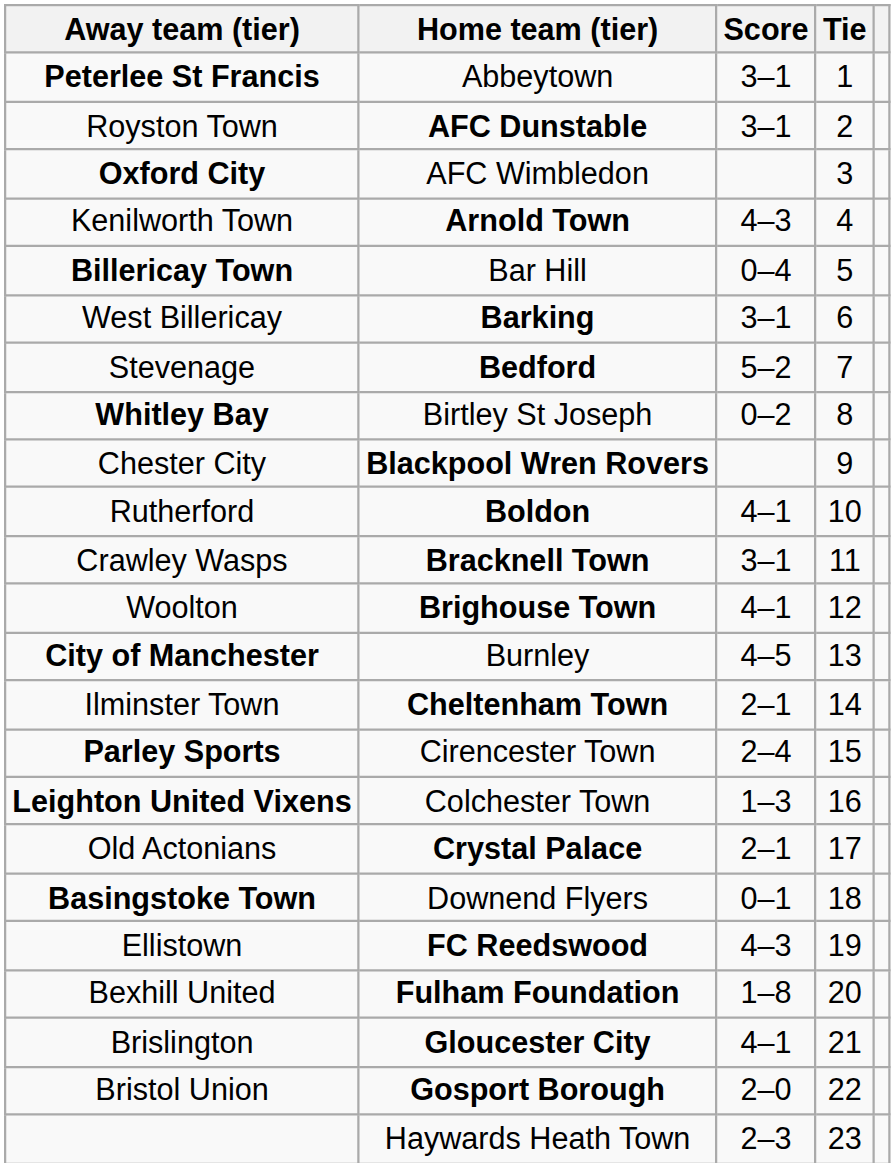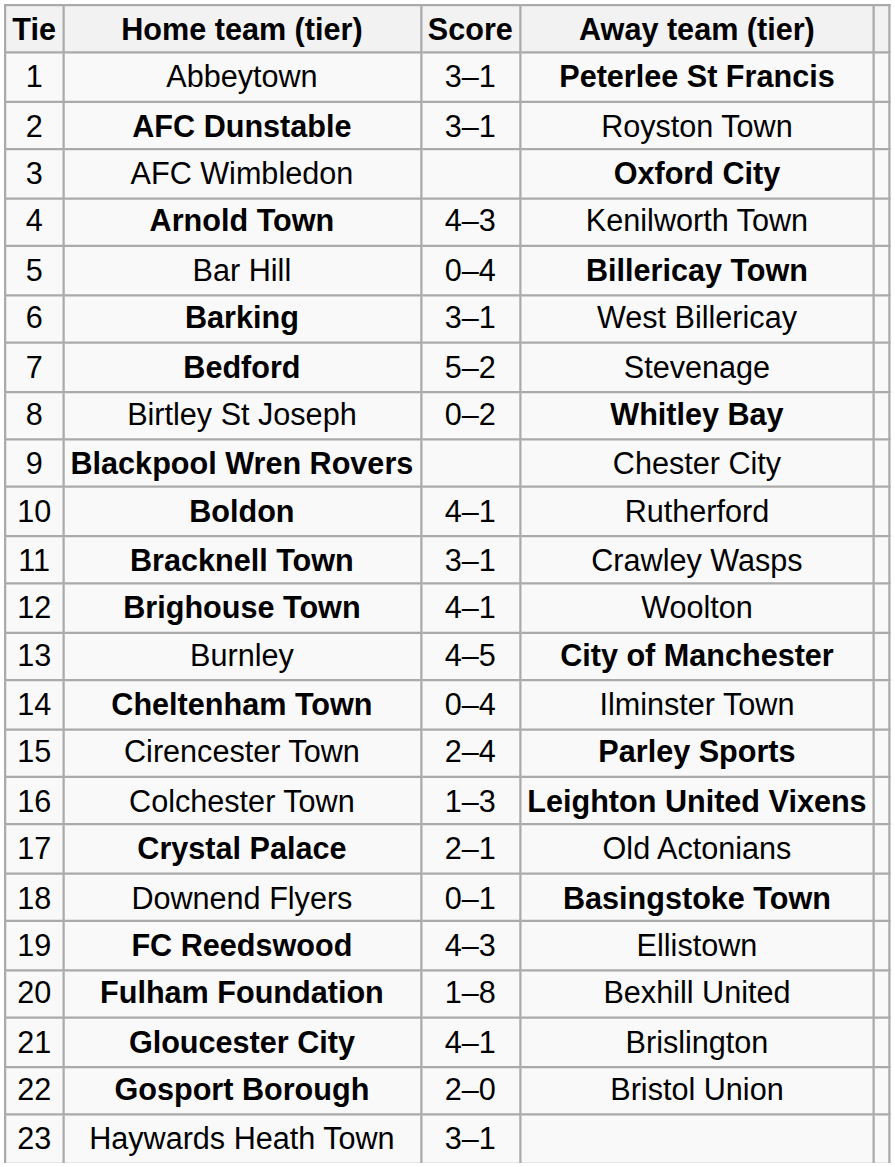columns swapped: (845, 29) <-> (182, 29)
(766, 704) 2–1 -> (470, 704) 0–4
(766, 1138) 2–3 -> (470, 1138) 3–1
